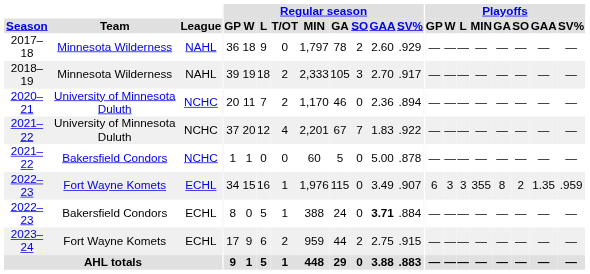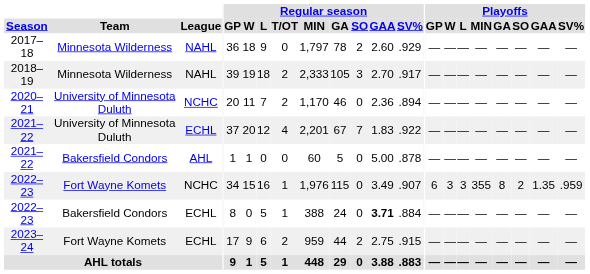(201, 130) NCHC -> (201, 130) ECHL
(201, 158) NCHC -> (201, 158) AHL
(201, 185) ECHL -> (201, 185) NCHC
